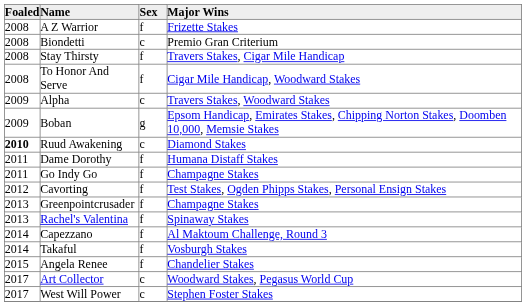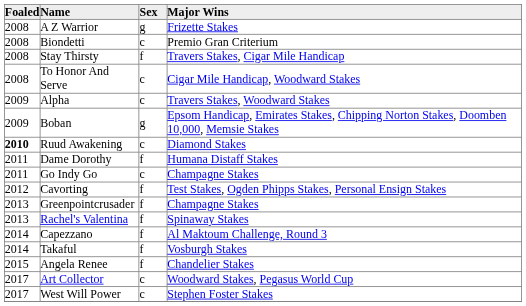(142, 26) f -> (143, 26) g
(142, 78) f -> (142, 78) c
(142, 174) f -> (142, 174) c
